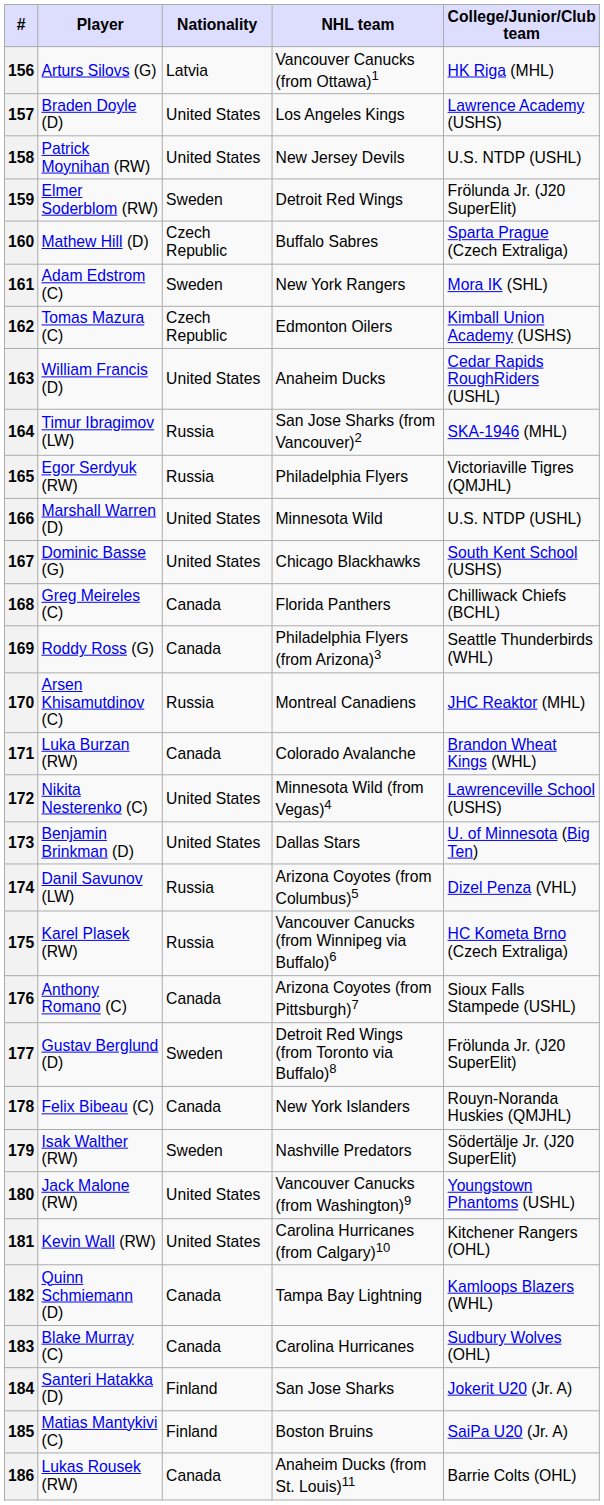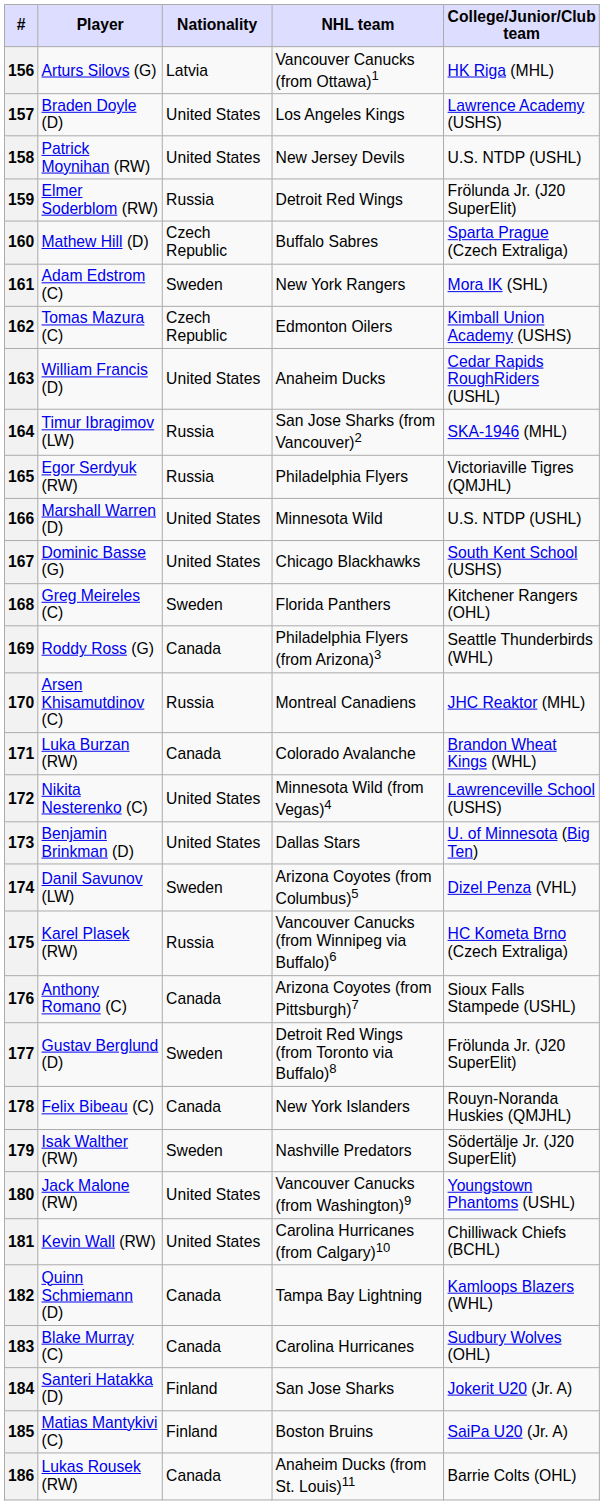(194, 200) Sweden -> (190, 200) Russia
(194, 604) Canada -> (194, 604) Sweden
(507, 604) Chilliwack Chiefs (BCHL) -> (513, 604) Kitchener Rangers (OHL)
(190, 887) Russia -> (194, 887) Sweden
(513, 1241) Kitchener Rangers (OHL) -> (507, 1241) Chilliwack Chiefs (BCHL)
